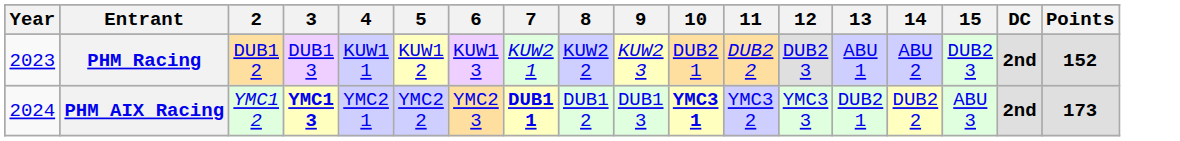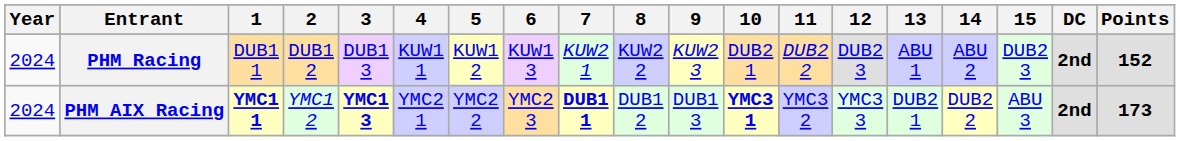+ column: (256, 20)
(32, 60) 2023 -> (32, 60) 2024
